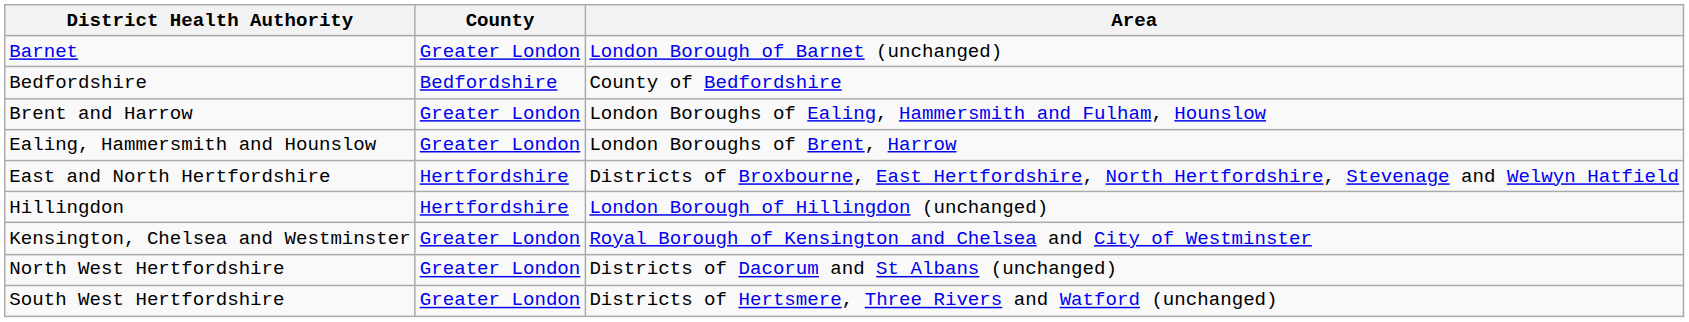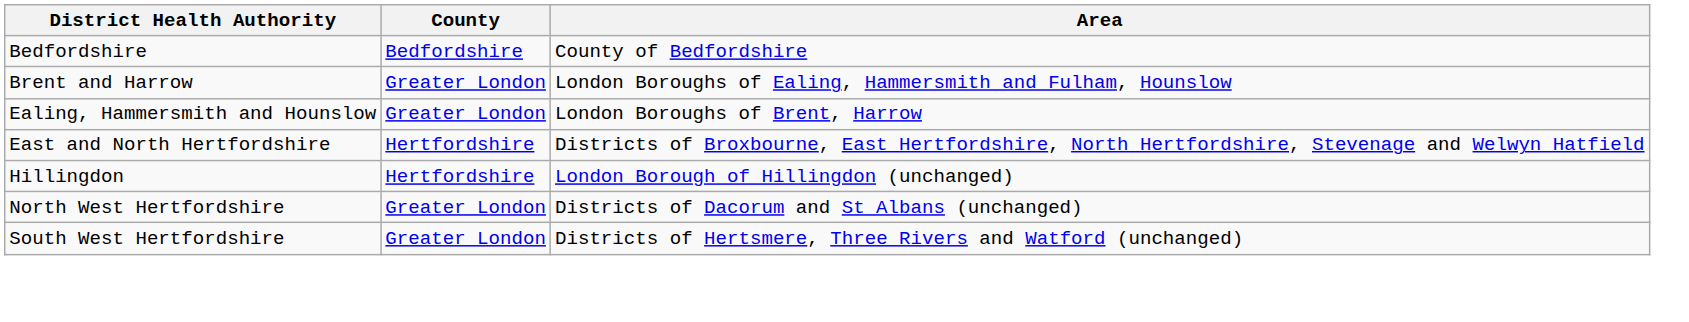- row: (44, 51)
- row: (210, 238)
